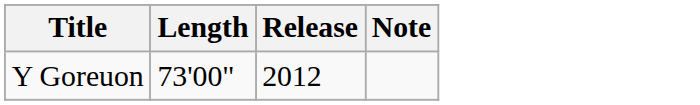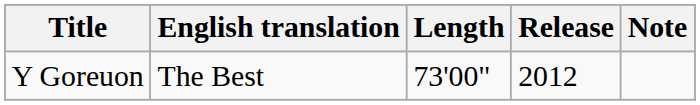+ column: (279, 28)
